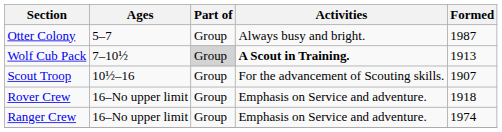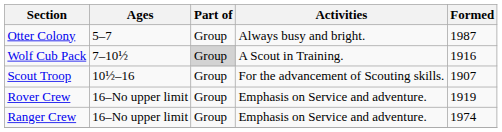(294, 55) bold -> (291, 55) normal
(463, 55) 1913 -> (463, 55) 1916
(463, 96) 1918 -> (463, 96) 1919
